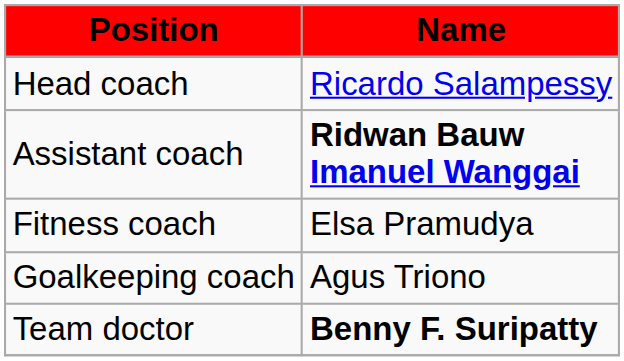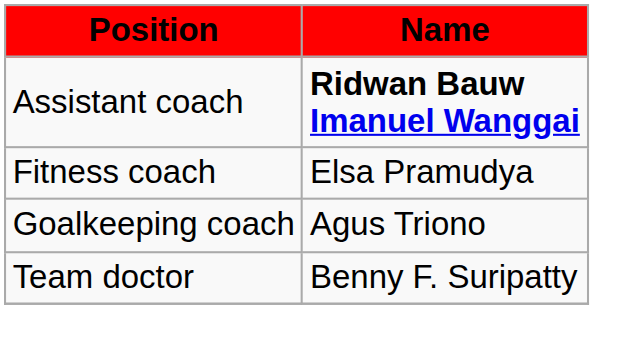- row: (101, 82)
(454, 329) bold -> (444, 276) normal
